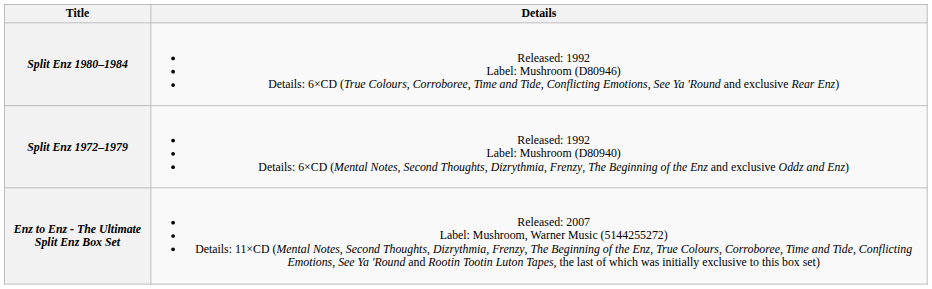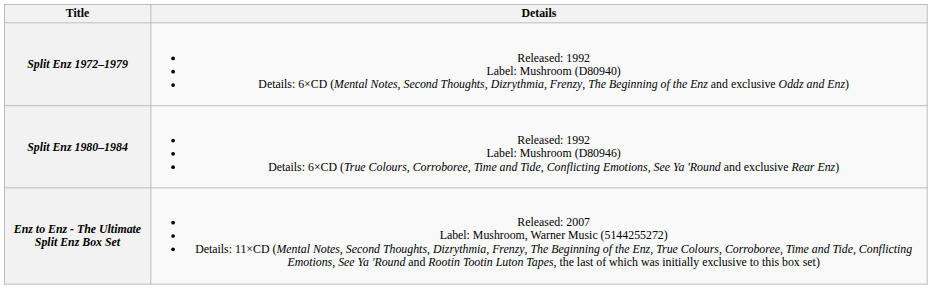rows swapped: (77, 146) <-> (77, 64)
